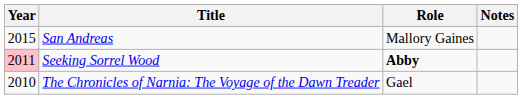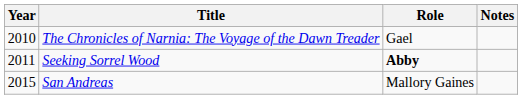rows swapped: (78, 37) <-> (211, 82)
(22, 60) pink background -> (22, 60) no background
